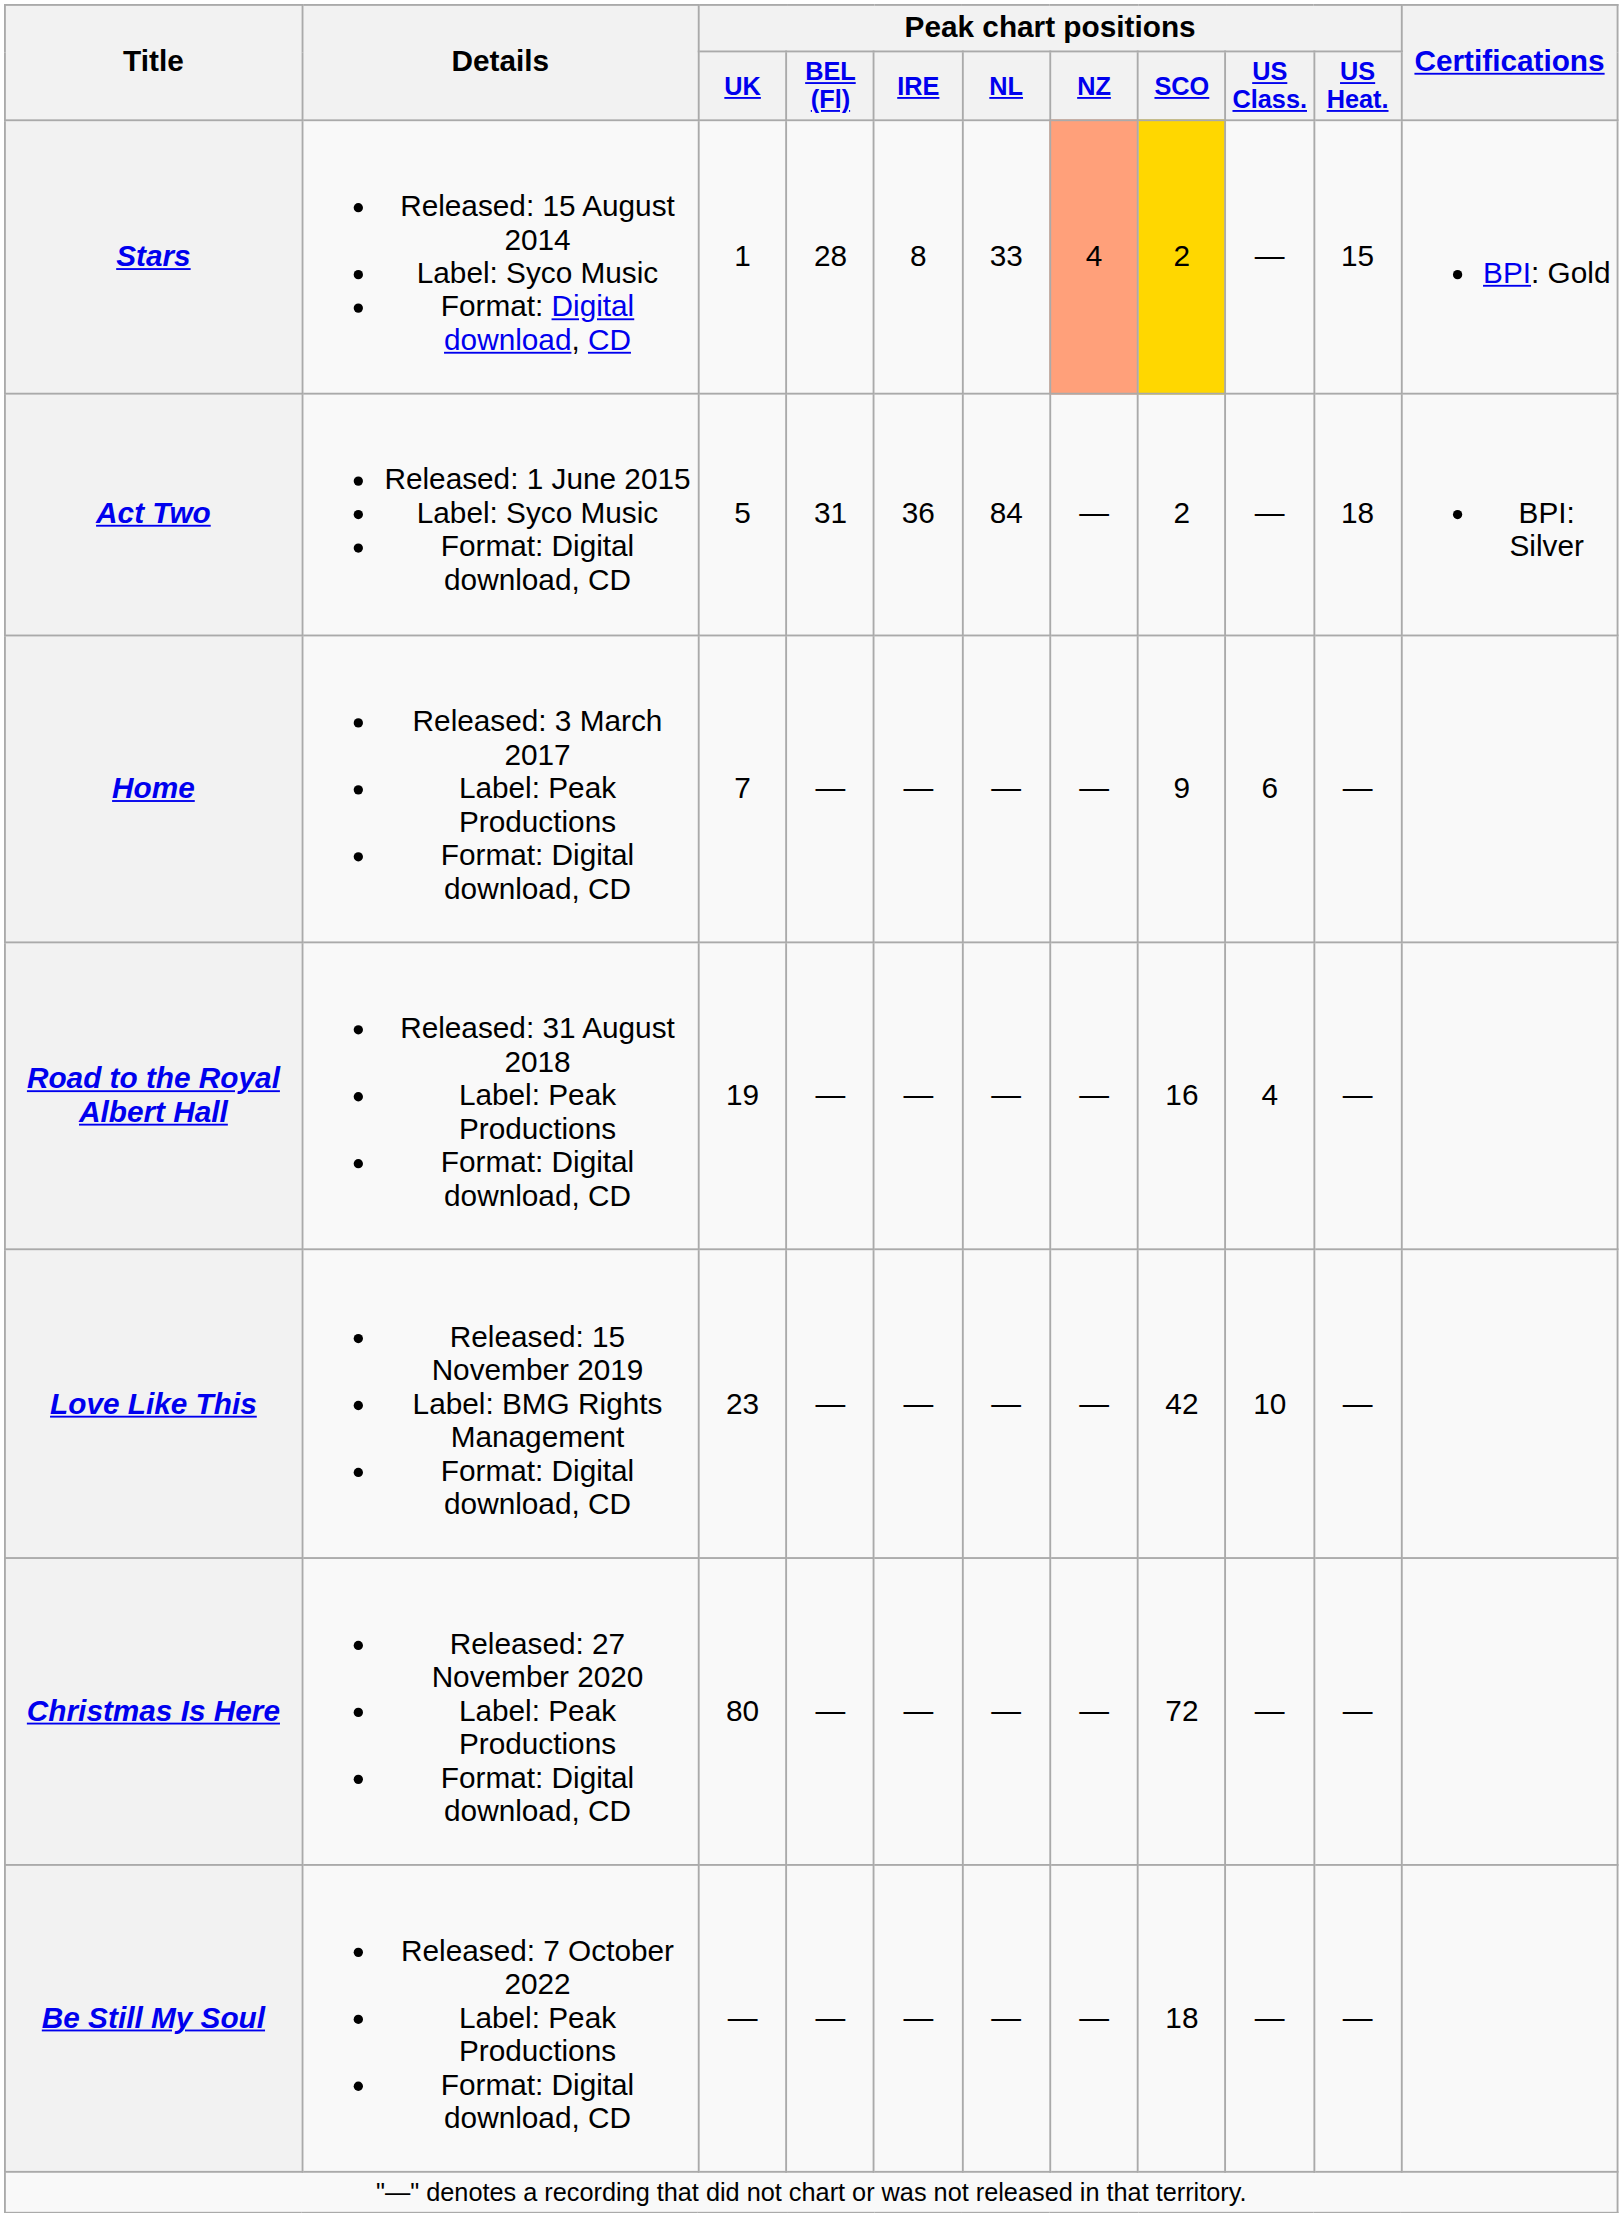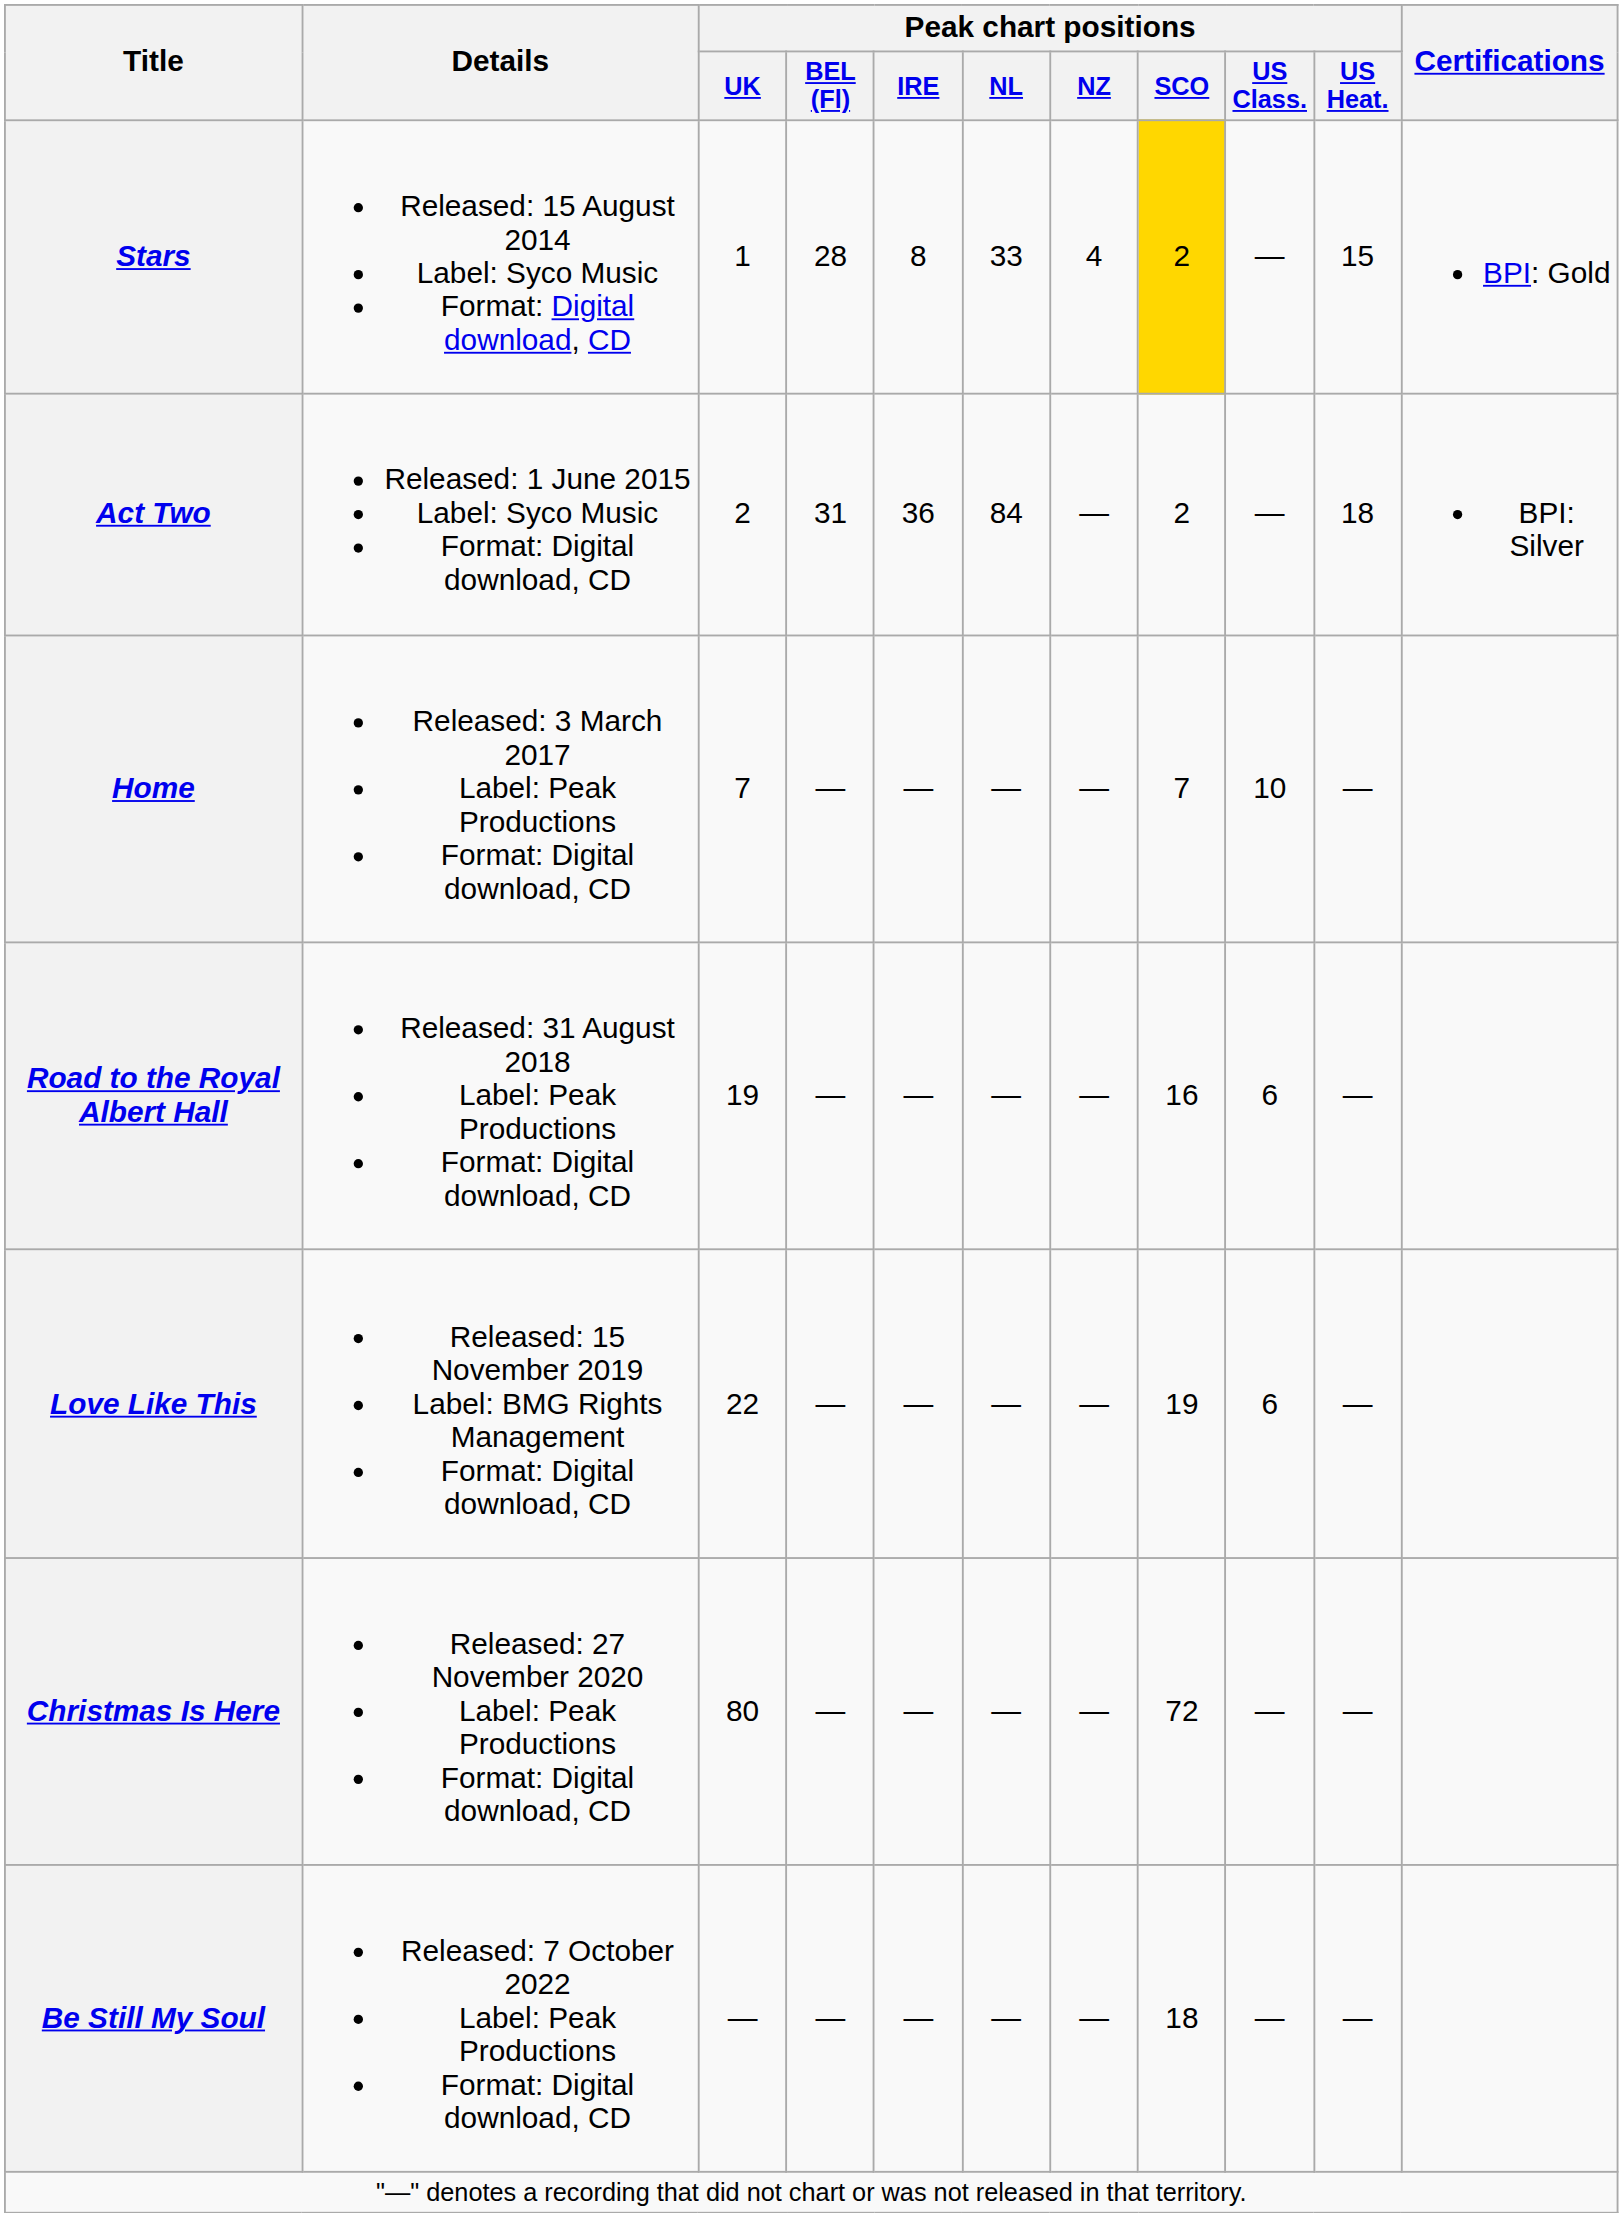(1094, 256) lightsalmon background -> (1094, 256) no background
(743, 513) 5 -> (743, 513) 2
(1182, 788) 9 -> (1182, 788) 7
(1270, 788) 6 -> (1270, 788) 10
(1270, 1095) 4 -> (1270, 1095) 6
(743, 1403) 23 -> (743, 1403) 22
(1182, 1403) 42 -> (1182, 1403) 19
(1270, 1403) 10 -> (1270, 1403) 6
